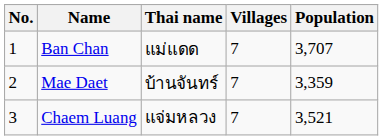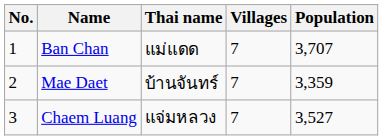(314, 117) 3,521 -> (314, 117) 3,527
